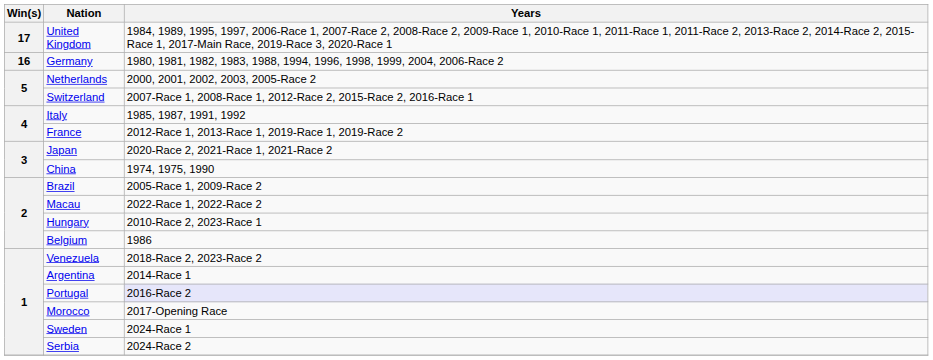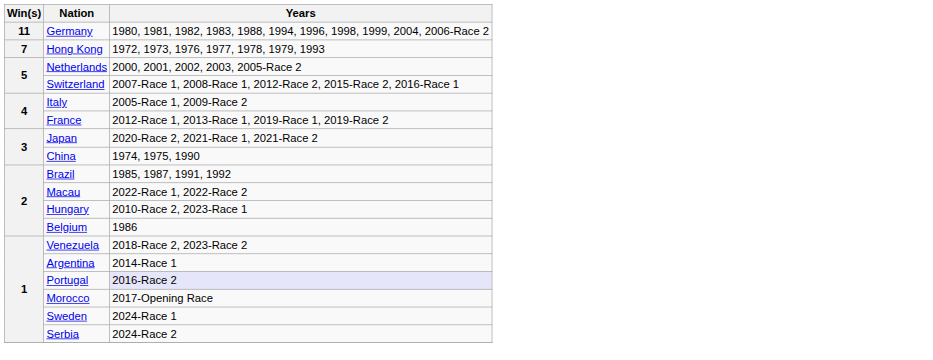- row: (69, 38)
(24, 62) 16 -> (24, 31) 11
+ row: (75, 49)
(186, 115) 1985, 1987, 1991, 1992 -> (180, 102) 2005-Race 1, 2009-Race 2
(194, 186) 2005-Race 1, 2009-Race 2 -> (172, 174) 1985, 1987, 1991, 1992
